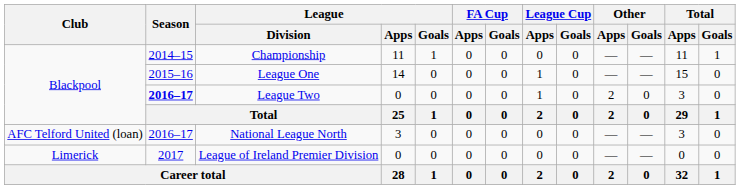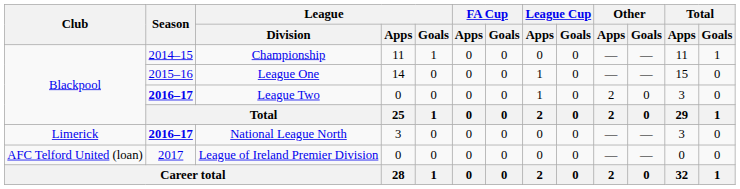(75, 134) AFC Telford United (loan) -> (75, 134) Limerick
(171, 134) normal -> (171, 134) bold
(75, 154) Limerick -> (75, 154) AFC Telford United (loan)
